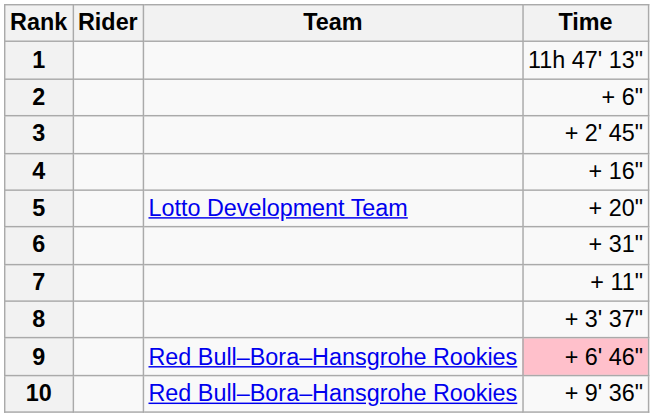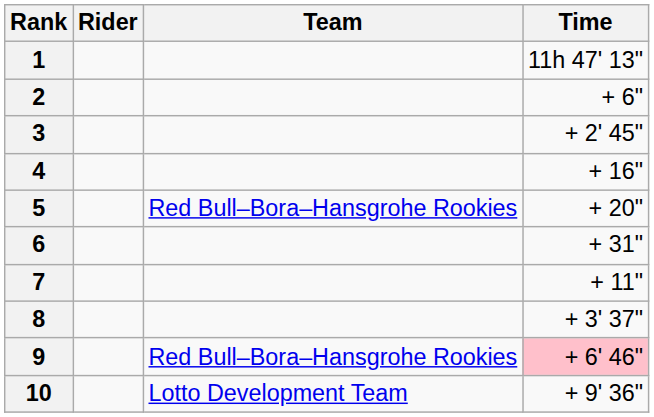(278, 208) Lotto Development Team -> (333, 208) Red Bull–Bora–Hansgrohe Rookies
(333, 393) Red Bull–Bora–Hansgrohe Rookies -> (278, 393) Lotto Development Team
